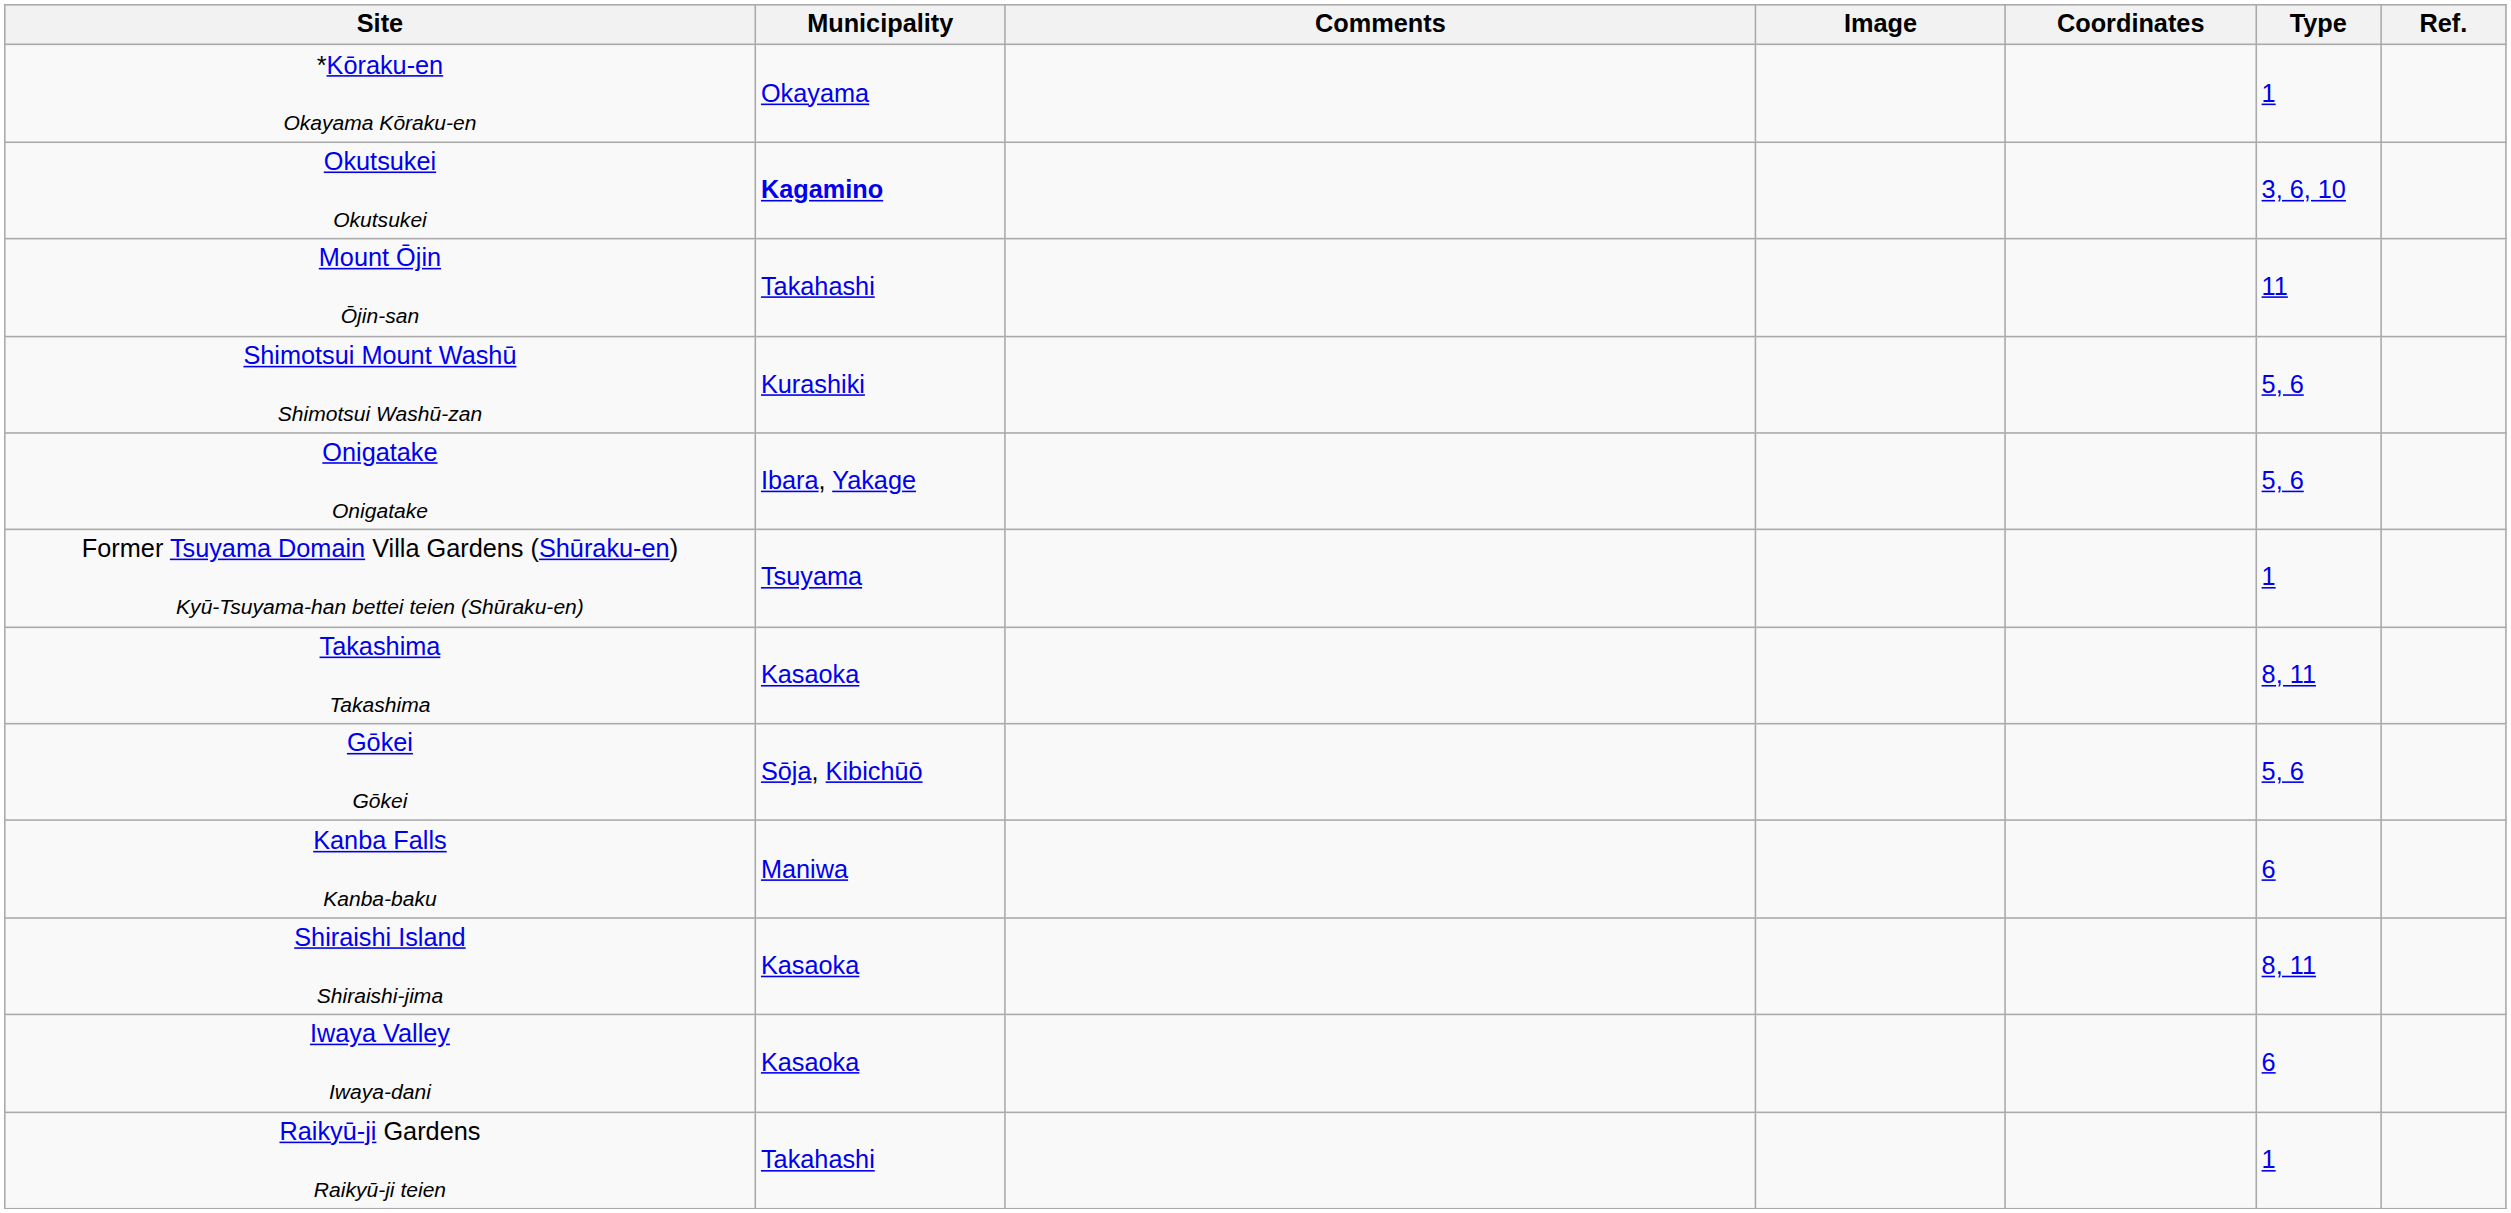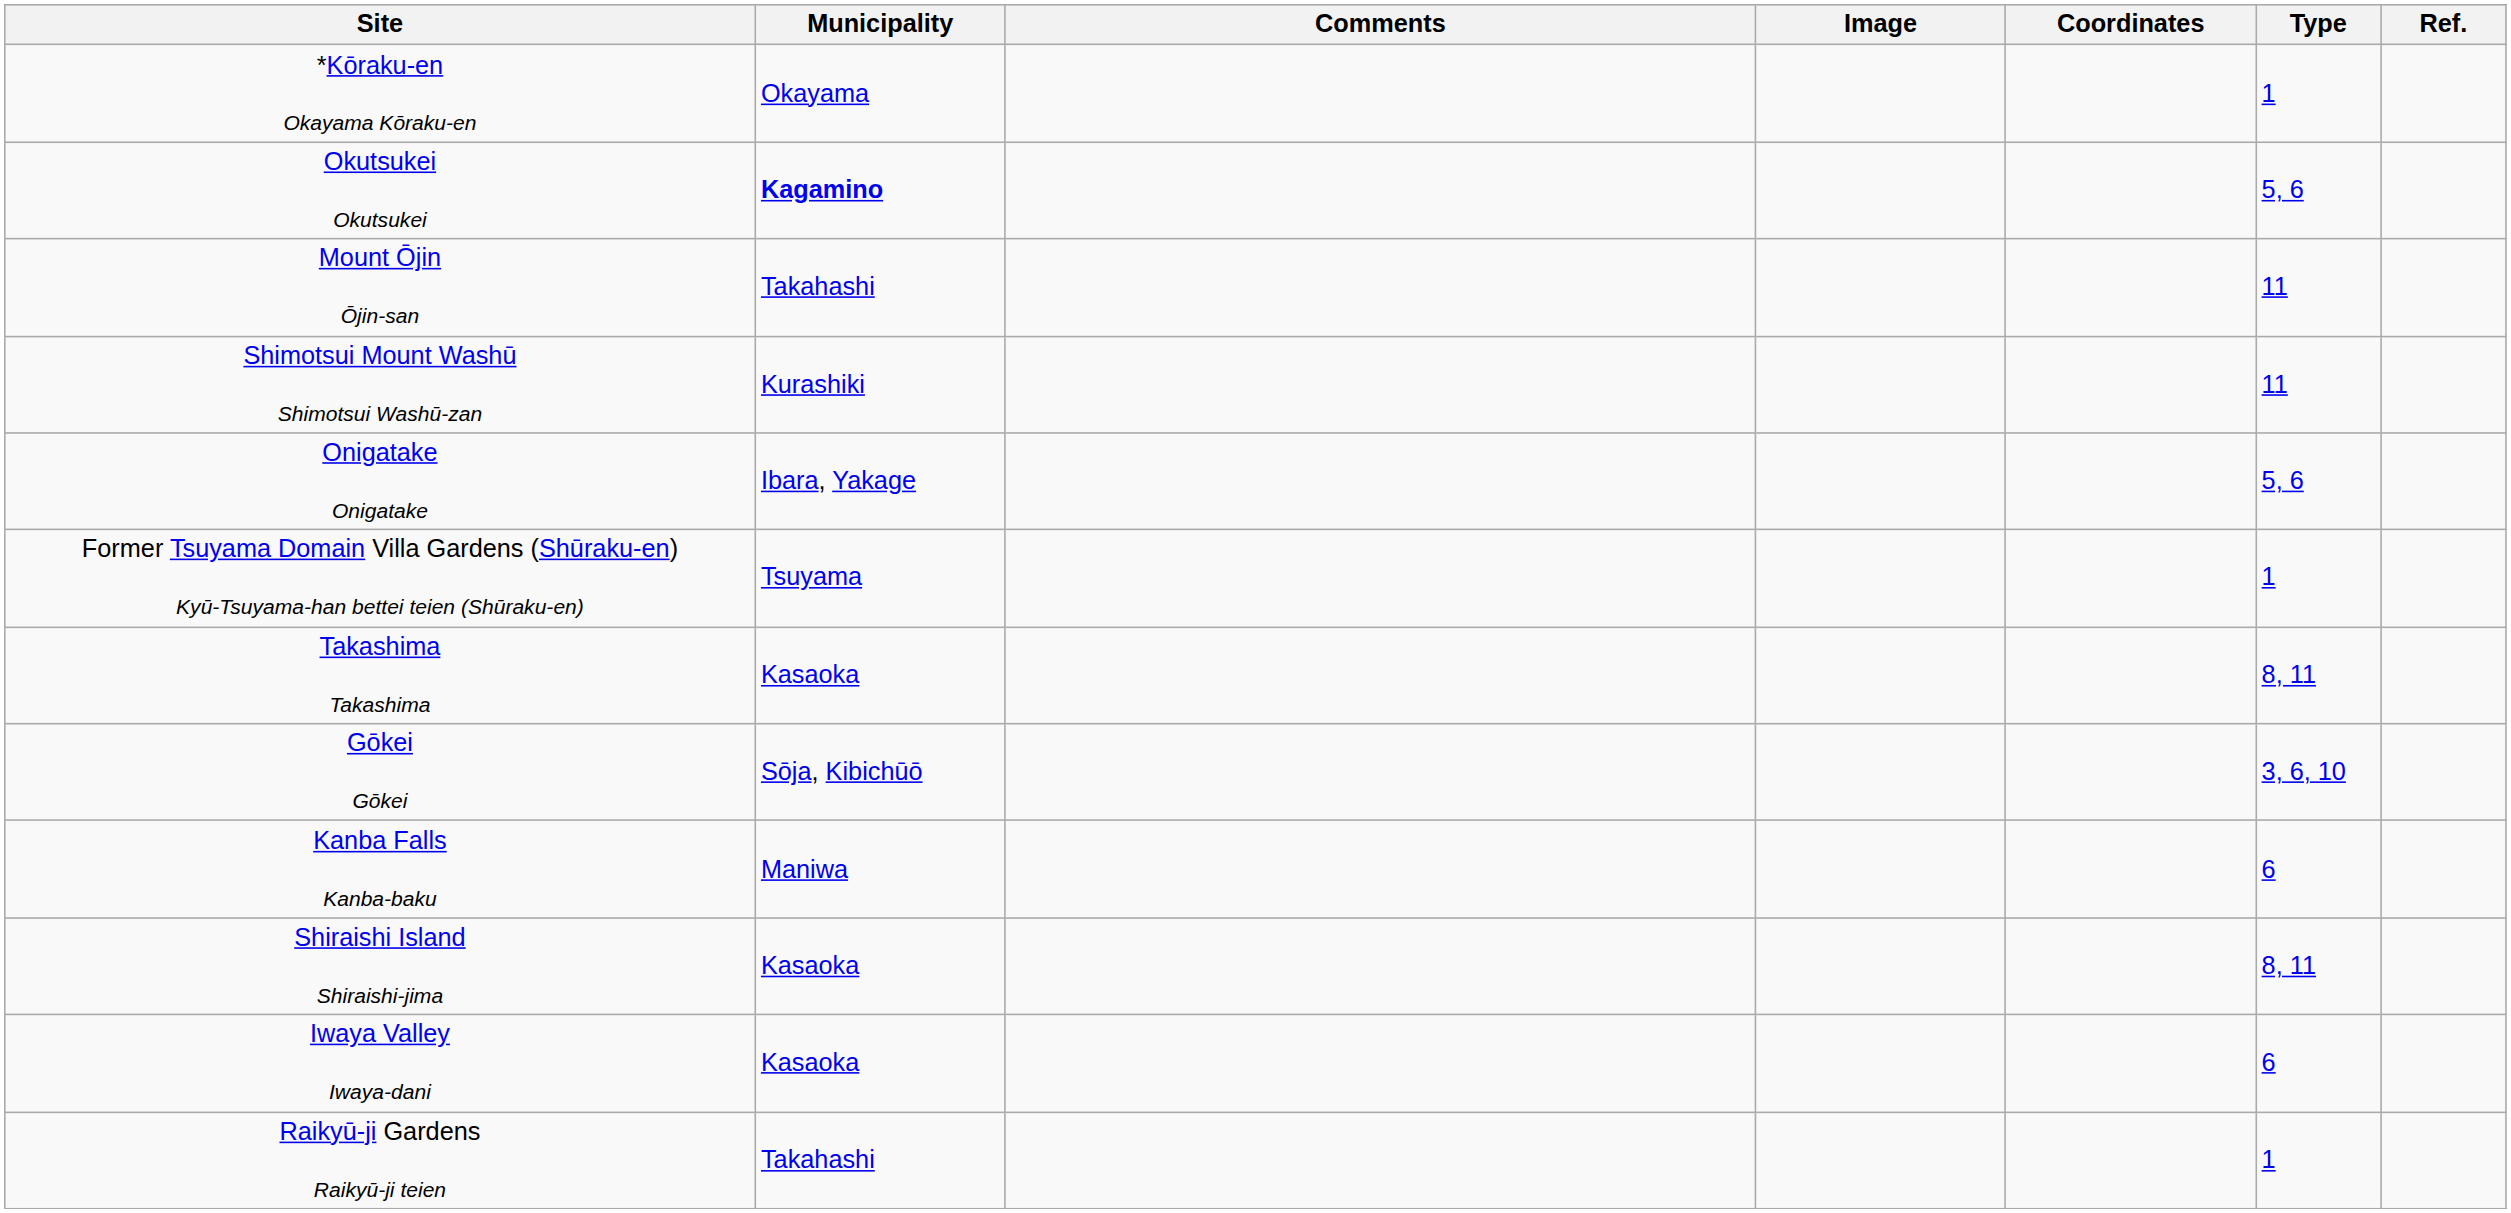(2304, 190) 3, 6, 10 -> (2283, 190) 5, 6
(2283, 383) 5, 6 -> (2275, 383) 11
(2283, 771) 5, 6 -> (2304, 771) 3, 6, 10
